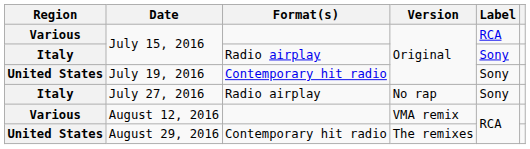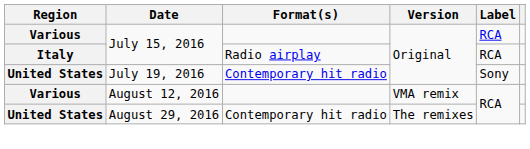(494, 54) Sony -> (490, 54) RCA
- row: (55, 94)
